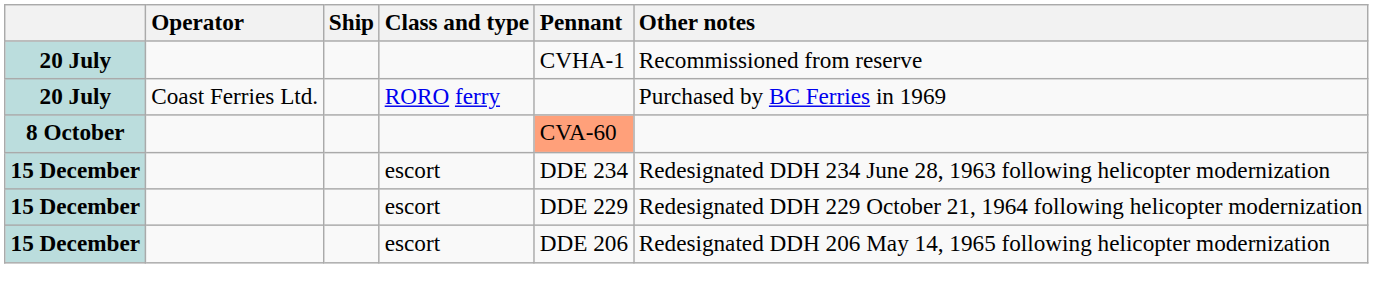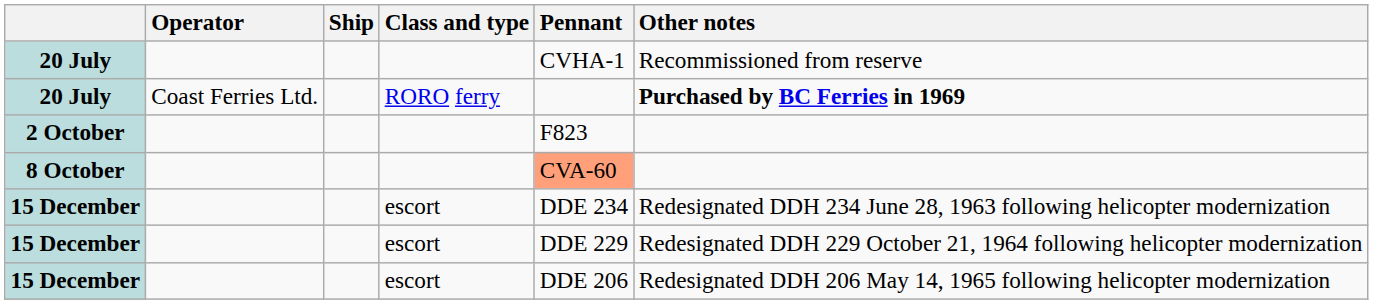(792, 96) normal -> (802, 96) bold
+ row: (75, 133)
